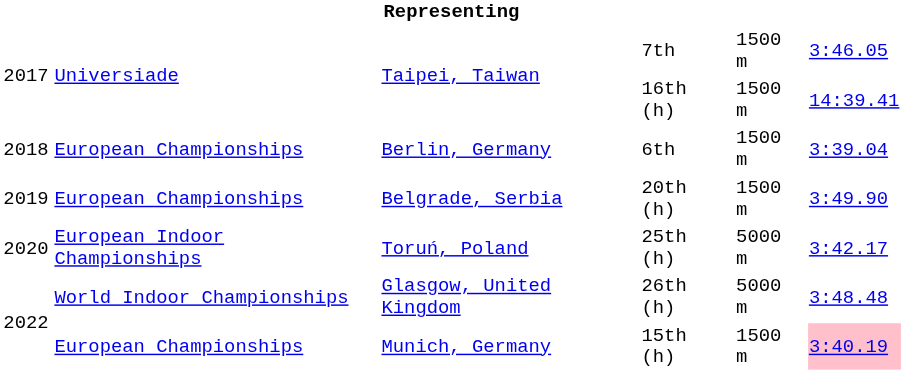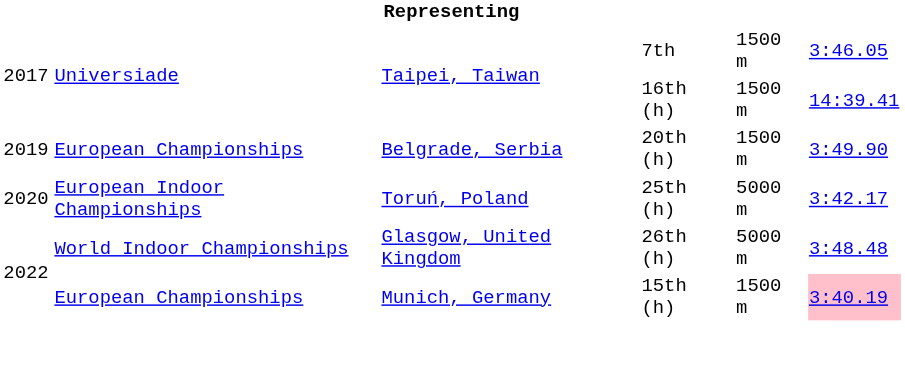- row: (658, 149)
